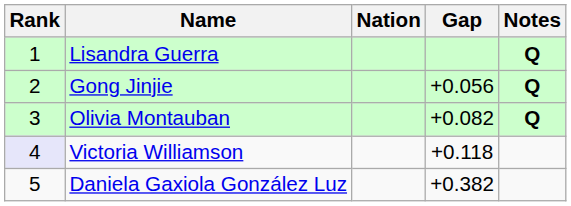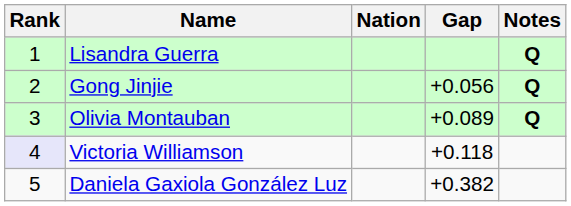(462, 119) +0.082 -> (462, 119) +0.089
